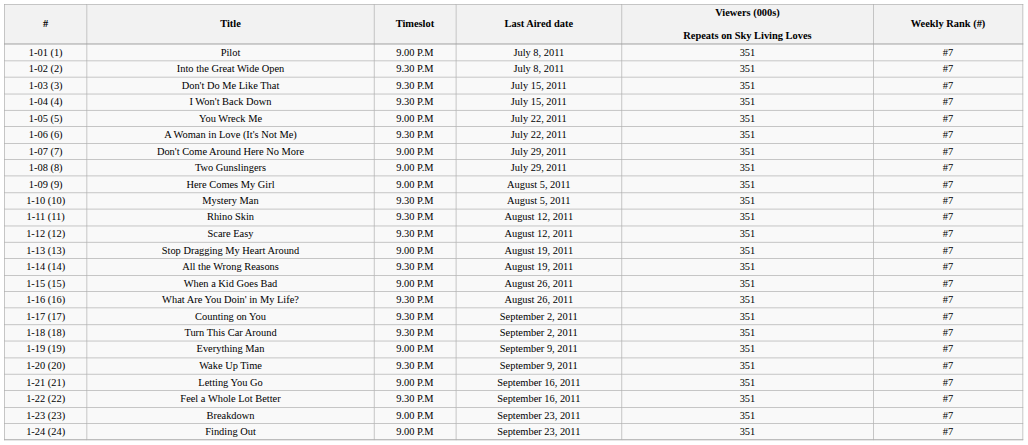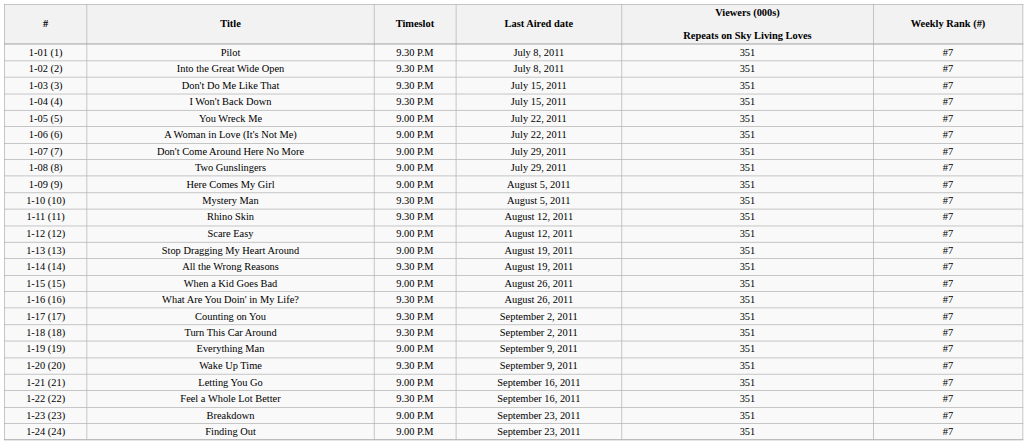(415, 52) 9.00 P.M -> (415, 52) 9.30 P.M
(415, 135) 9.30 P.M -> (415, 135) 9.00 P.M
(415, 234) 9.30 P.M -> (415, 234) 9.00 P.M
